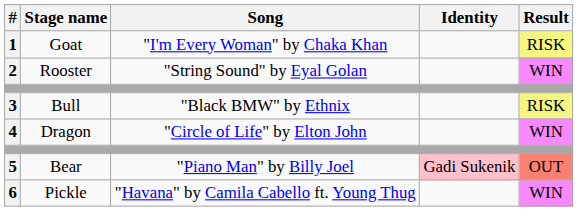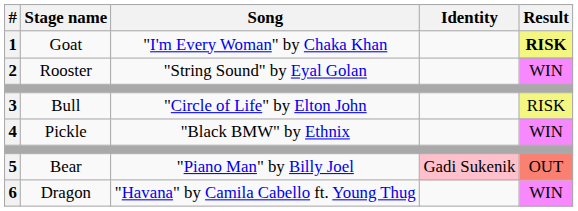(546, 44) normal -> (546, 44) bold
(265, 105) "Black BMW" by Ethnix -> (265, 105) "Circle of Life" by Elton John
(66, 132) Dragon -> (66, 132) Pickle
(265, 132) "Circle of Life" by Elton John -> (265, 132) "Black BMW" by Ethnix
(66, 193) Pickle -> (66, 193) Dragon
